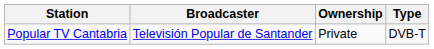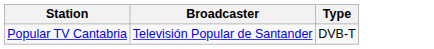- column: (351, 14)
